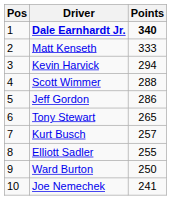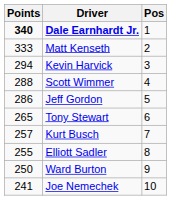columns swapped: (17, 13) <-> (147, 13)
